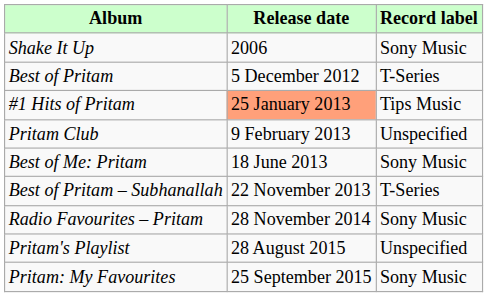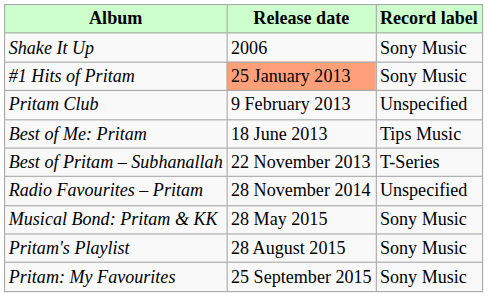- row: (61, 76)
(421, 104) Tips Music -> (423, 76) Sony Music
(423, 162) Sony Music -> (421, 133) Tips Music
(423, 219) Sony Music -> (424, 190) Unspecified
+ row: (113, 219)
(424, 248) Unspecified -> (423, 248) Sony Music
